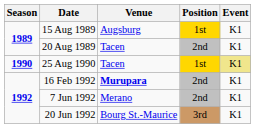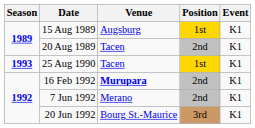(22, 64) 1990 -> (22, 64) 1993
(235, 64) khaki background -> (235, 64) no background
